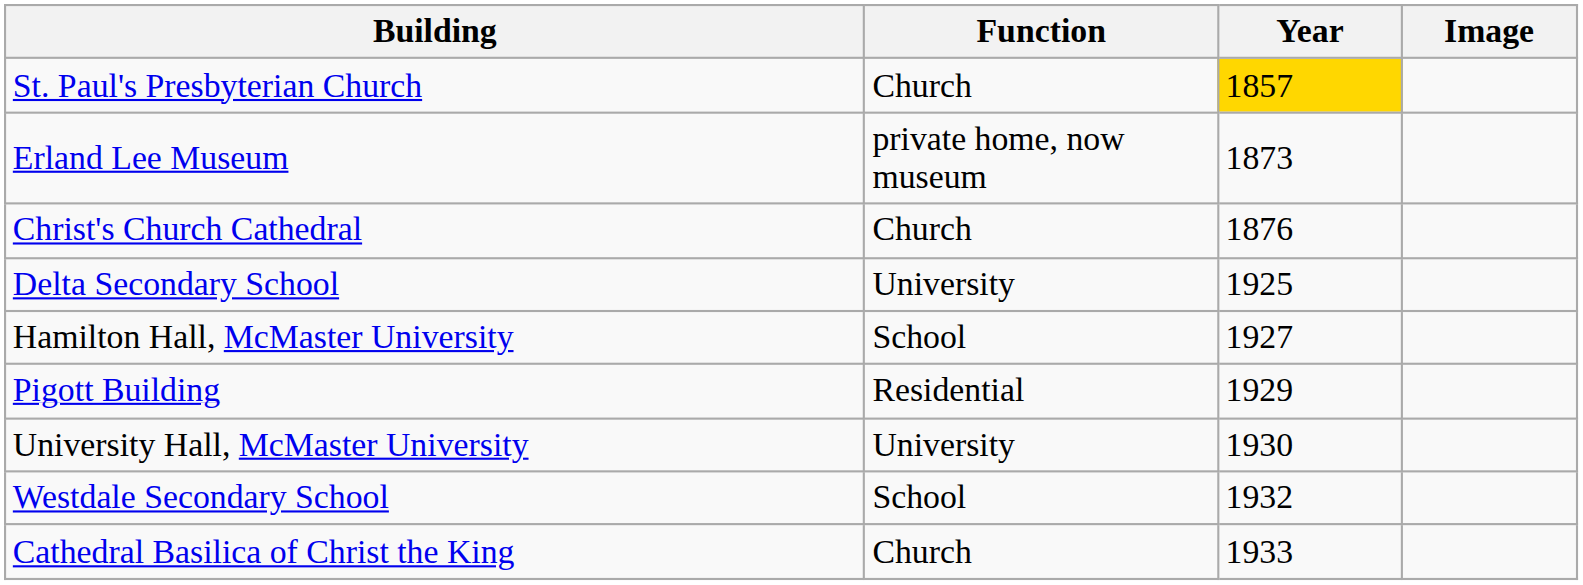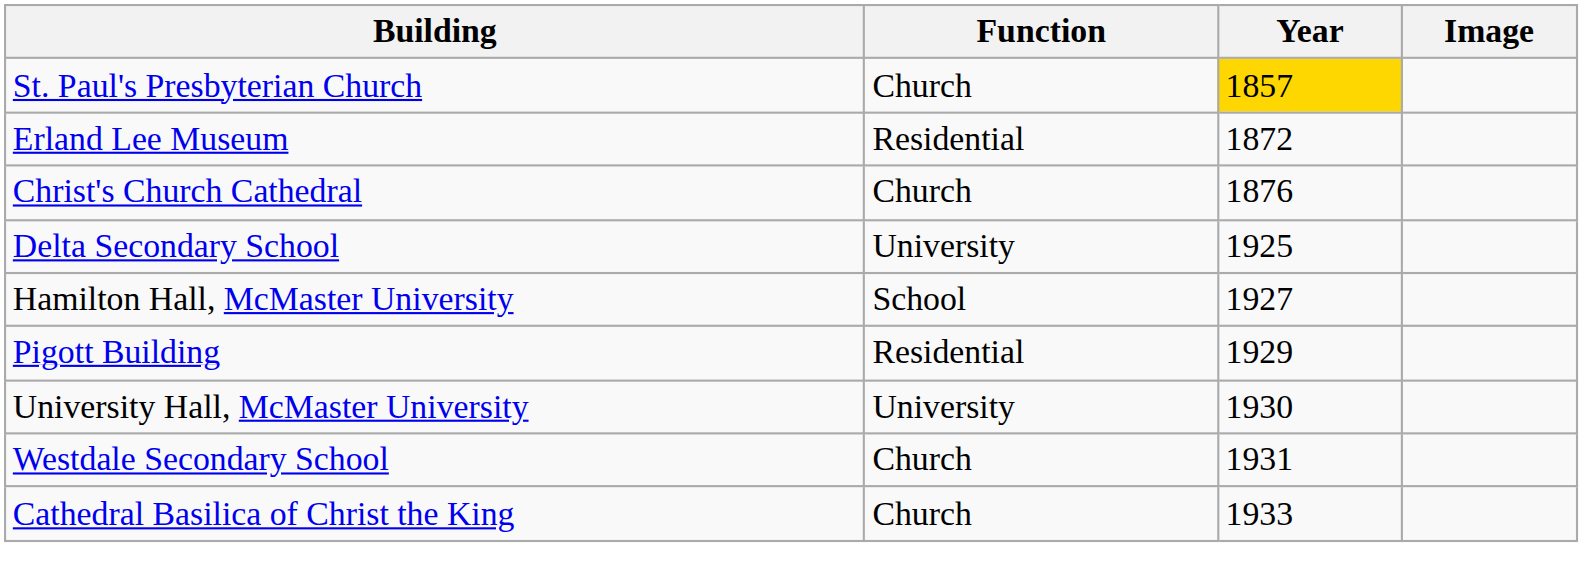(999, 157) private home, now museum -> (948, 138) Residential
(1259, 157) 1873 -> (1259, 138) 1872
(919, 497) School -> (922, 459) Church
(1259, 497) 1932 -> (1259, 459) 1931
